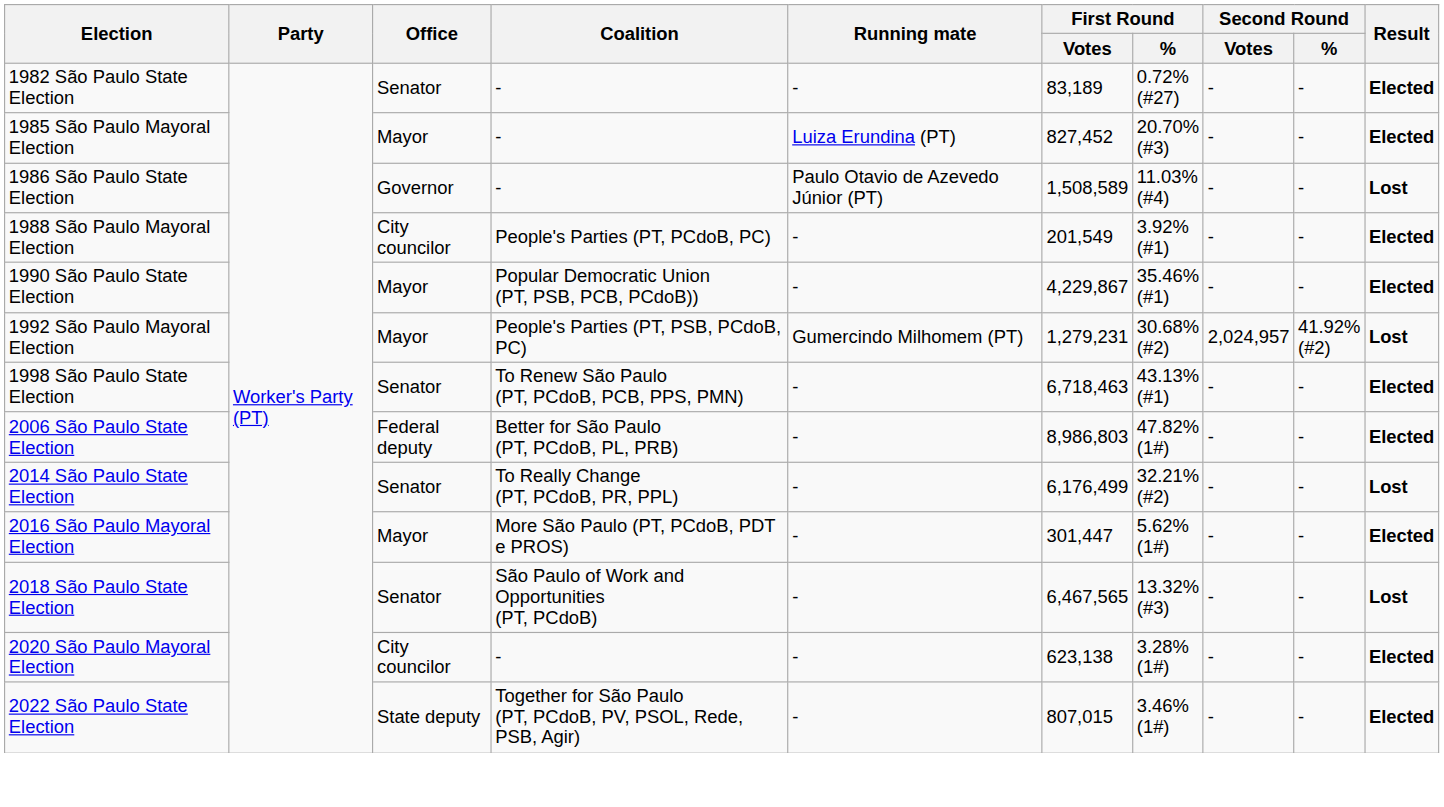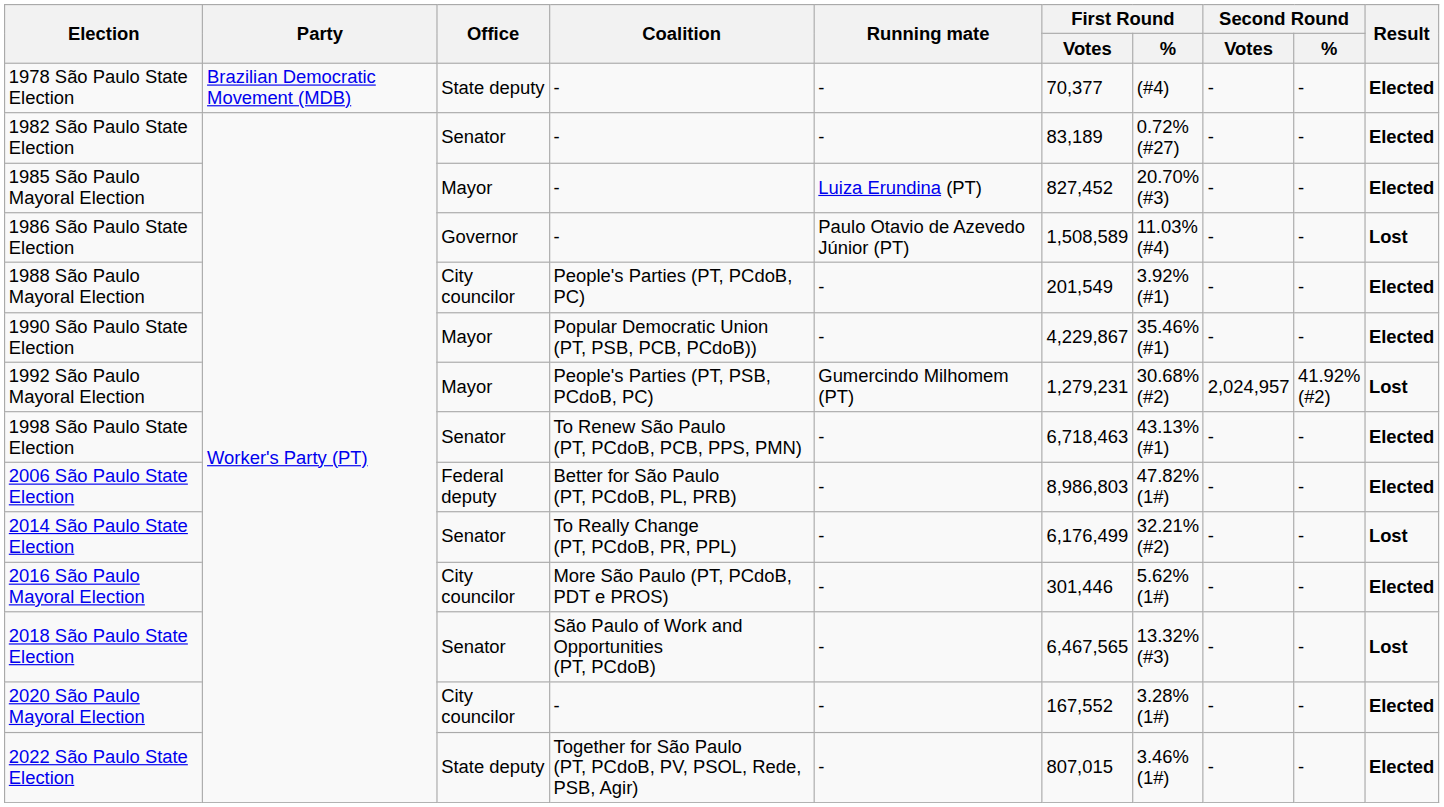+ row: (98, 87)
(403, 536) Mayor -> (478, 586) City councilor
(1080, 536) 301,447 -> (1080, 586) 301,446
(1080, 657) 623,138 -> (1080, 707) 167,552
